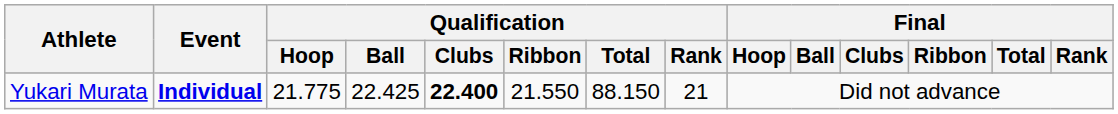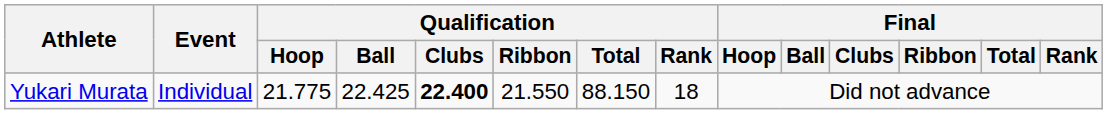(210, 91) bold -> (205, 91) normal
(696, 91) 21 -> (686, 91) 18
